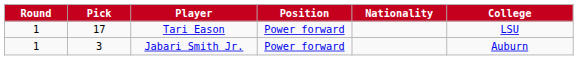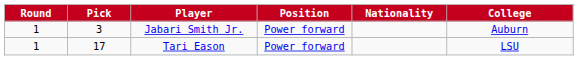rows swapped: (194, 46) <-> (194, 30)
